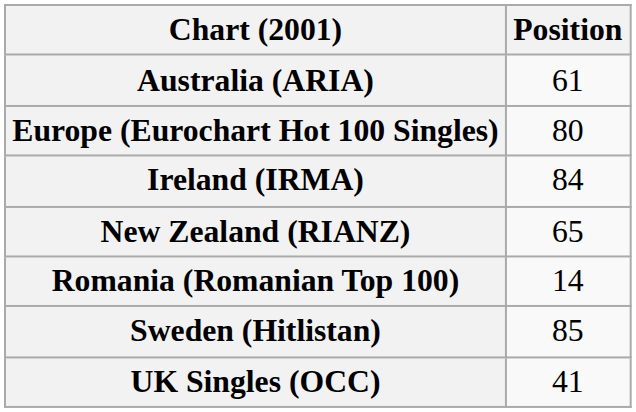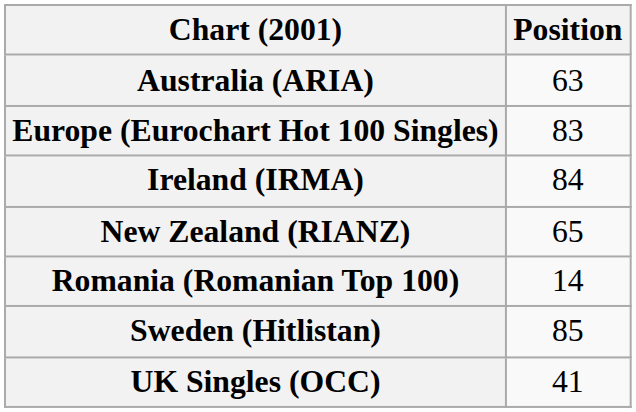(568, 79) 61 -> (568, 79) 63
(568, 130) 80 -> (568, 130) 83
